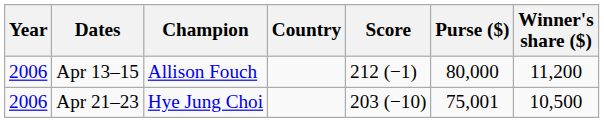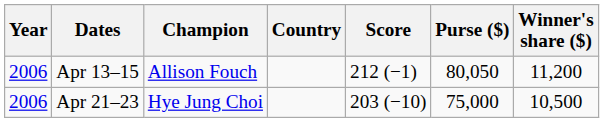(472, 71) 80,000 -> (472, 71) 80,050
(472, 102) 75,001 -> (472, 102) 75,000
